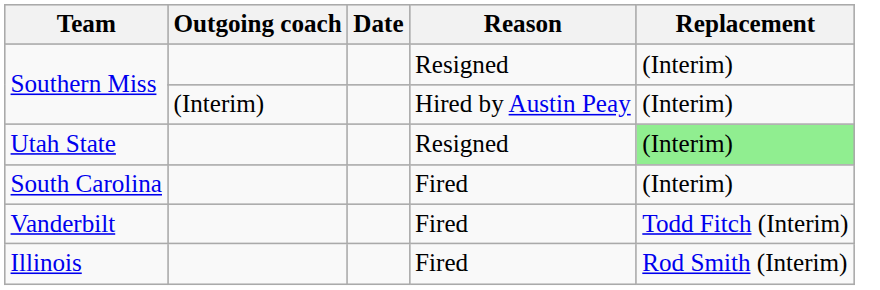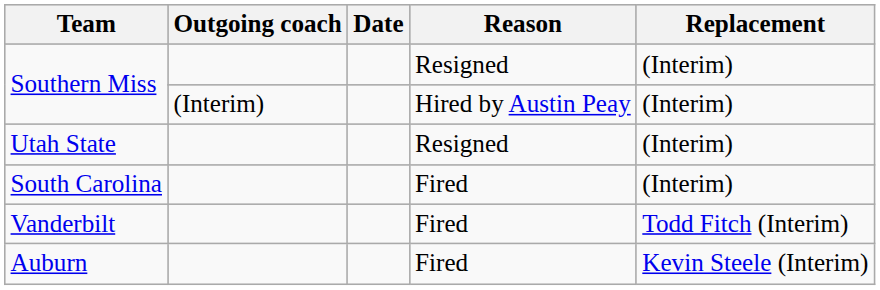(688, 143) lightgreen background -> (688, 143) no background
- row: (46, 263)
+ row: (49, 263)
